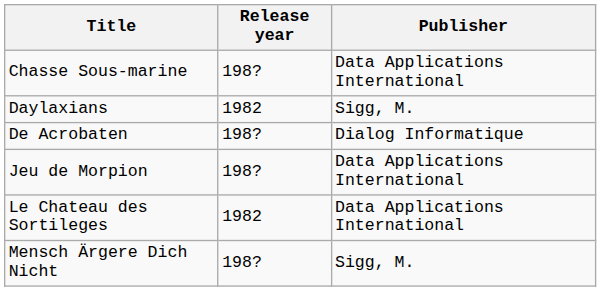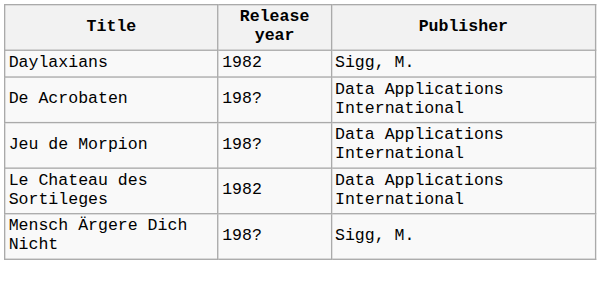- row: (98, 73)
(429, 136) Dialog Informatique -> (419, 100) Data Applications International
